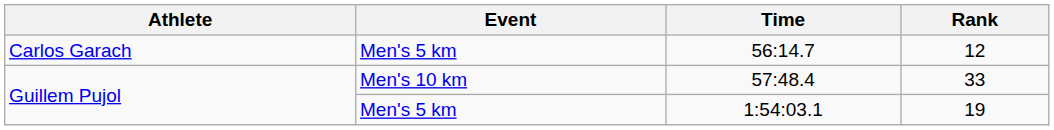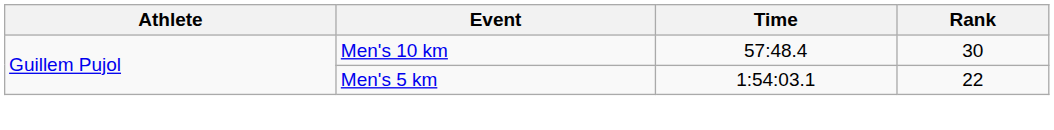- row: (783, 50)
(975, 80) 33 -> (973, 50) 30
(975, 110) 19 -> (973, 80) 22
